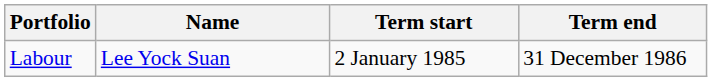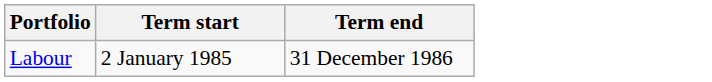- column: (213, 22)
